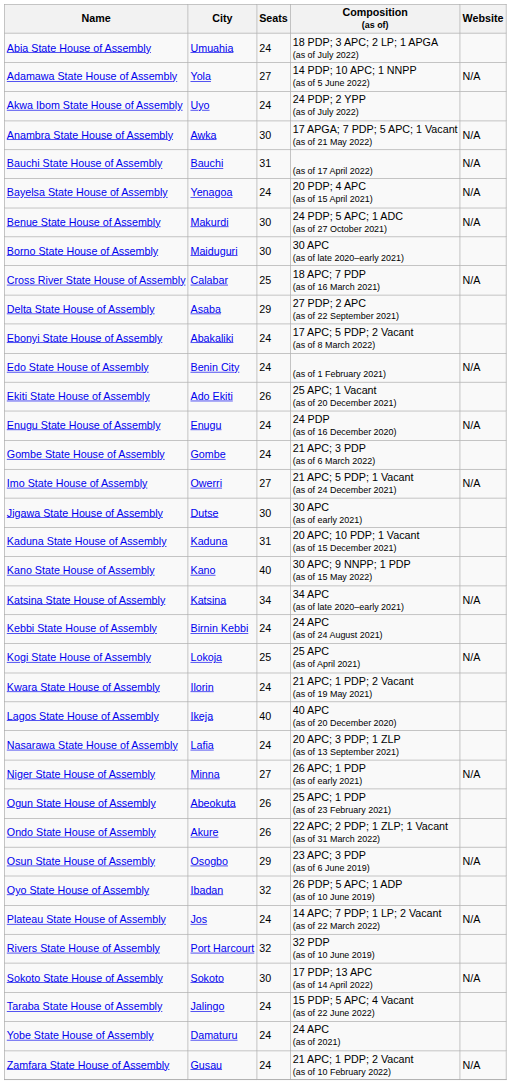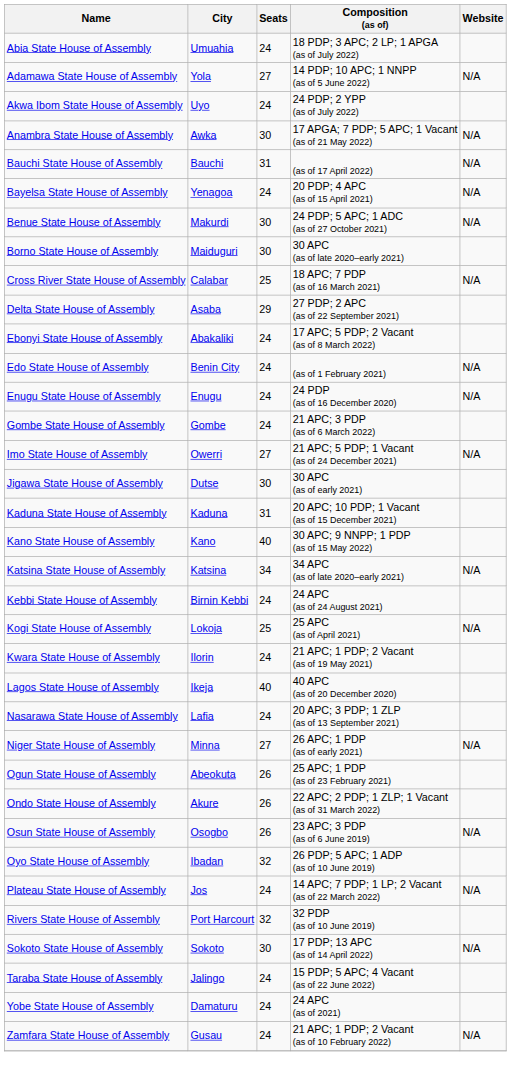- row: (78, 396)
(265, 861) 29 -> (265, 832) 26
